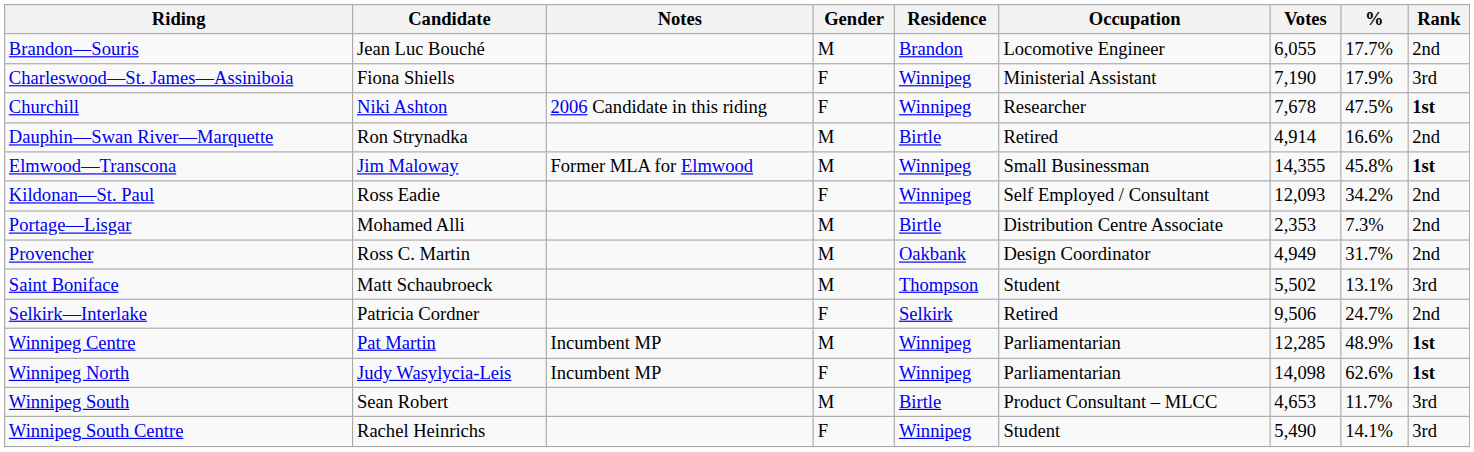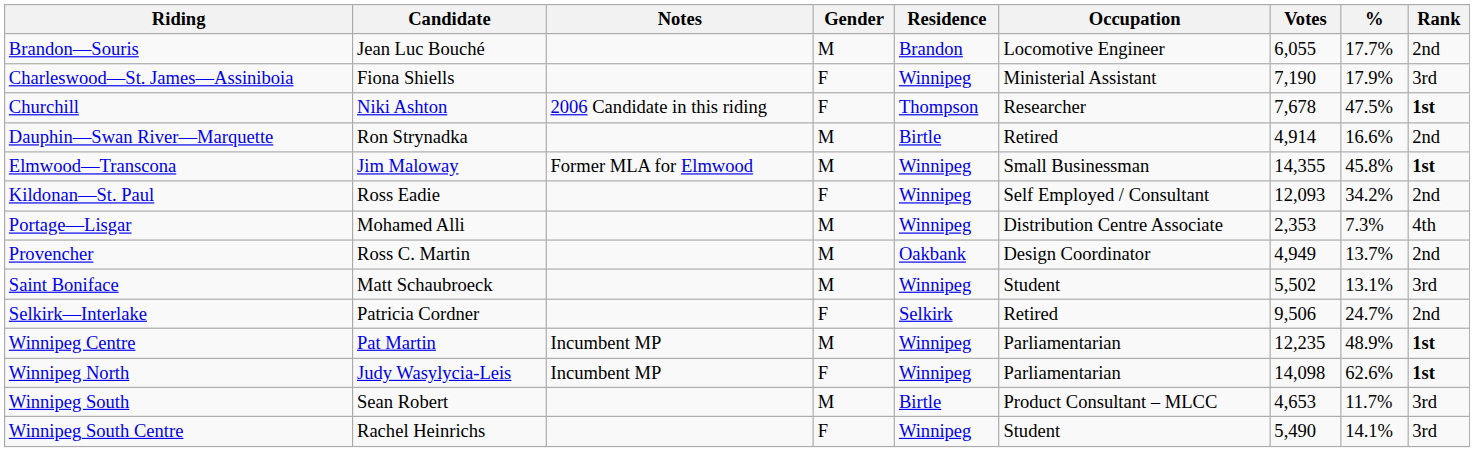(935, 107) Winnipeg -> (939, 107) Thompson
(920, 225) Birtle -> (935, 225) Winnipeg
(1426, 225) 2nd -> (1424, 225) 4th
(1369, 254) 31.7% -> (1369, 254) 13.7%
(939, 284) Thompson -> (935, 284) Winnipeg
(1300, 343) 12,285 -> (1300, 343) 12,235
